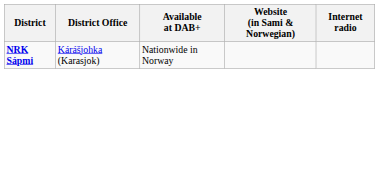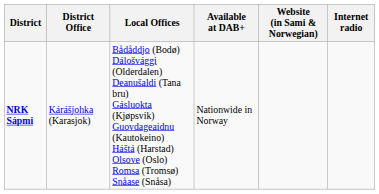+ column: (152, 23)
